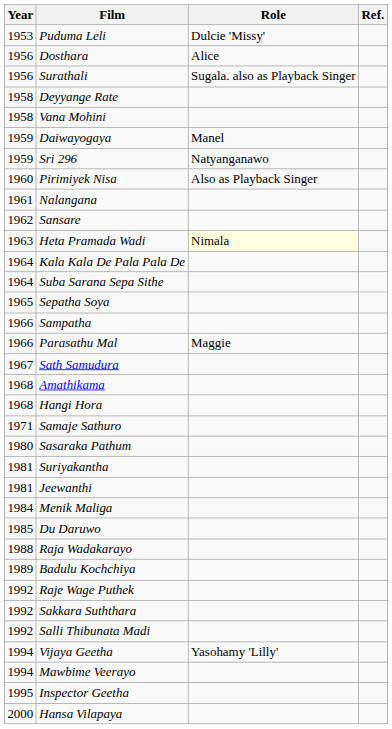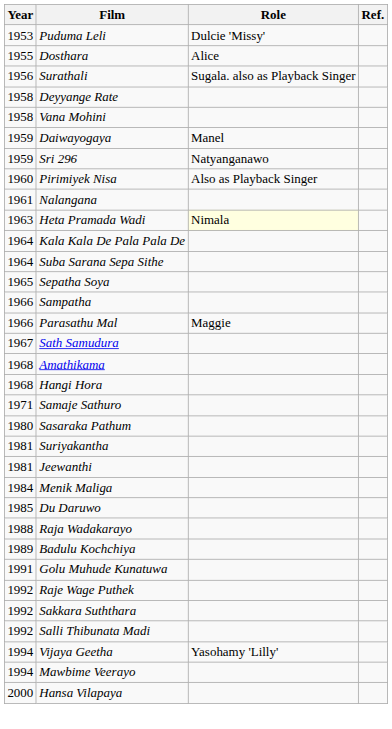(20, 55) 1956 -> (20, 55) 1955
- row: (60, 220)
+ row: (103, 569)
- row: (84, 693)
